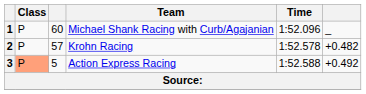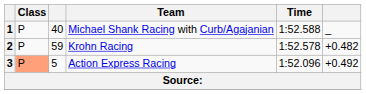(57, 30) 60 -> (57, 30) 40
(300, 30) 1:52.096 -> (300, 30) 1:52.588
(57, 47) 57 -> (57, 47) 59
(300, 64) 1:52.588 -> (300, 64) 1:52.096
